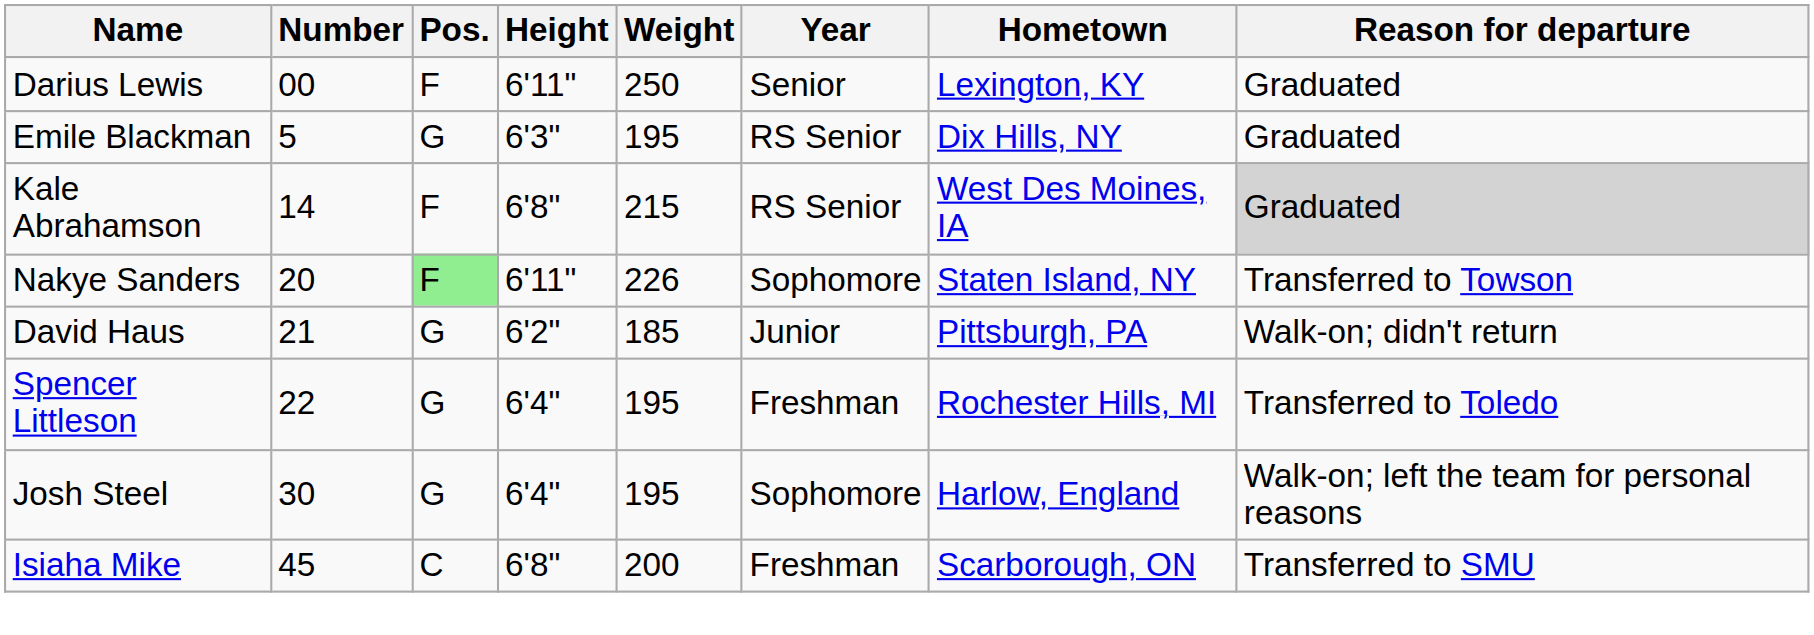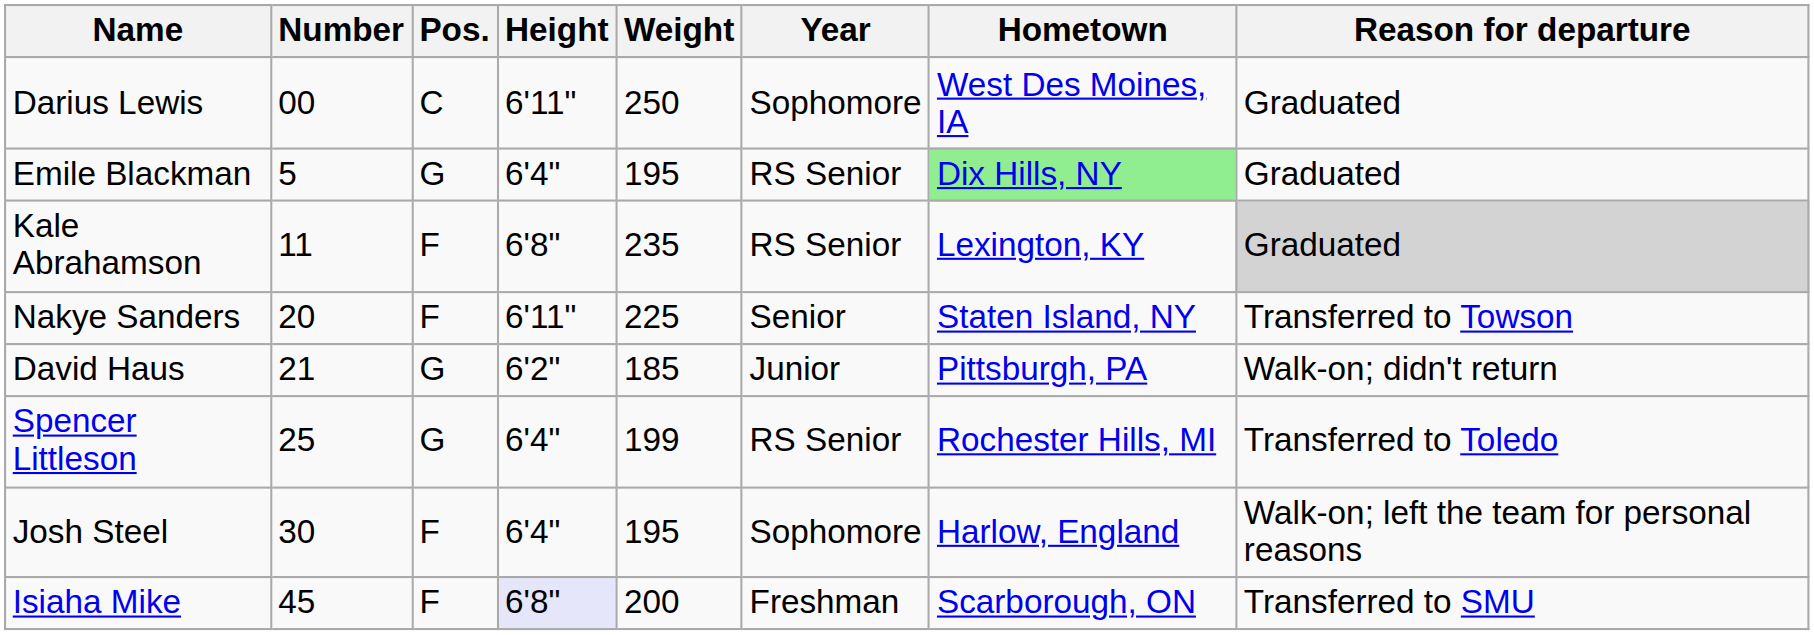(430, 83) F -> (431, 102) C
(798, 83) Senior -> (836, 102) Sophomore
(1041, 83) Lexington, KY -> (1072, 102) West Des Moines, IA
(533, 136) 6'3" -> (533, 173) 6'4"
(1029, 136) no background -> (1029, 173) lightgreen background
(297, 207) 14 -> (296, 245) 11
(652, 207) 215 -> (652, 245) 235
(1072, 207) West Des Moines, IA -> (1041, 245) Lexington, KY
(430, 279) lightgreen background -> (430, 316) no background
(652, 279) 226 -> (652, 316) 225
(836, 279) Sophomore -> (798, 316) Senior
(297, 403) 22 -> (297, 441) 25
(652, 403) 195 -> (652, 441) 199
(824, 403) Freshman -> (825, 441) RS Senior
(432, 493) G -> (430, 531) F
(431, 565) C -> (430, 602) F
(533, 565) no background -> (533, 602) lavender background
